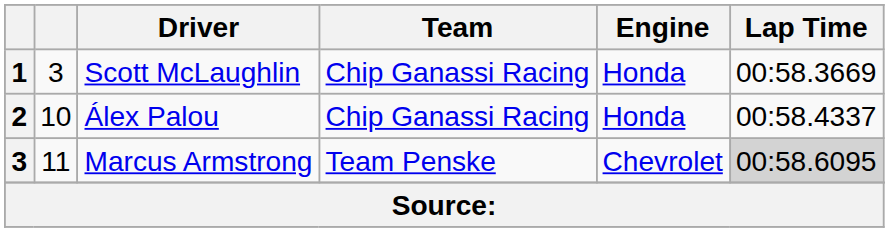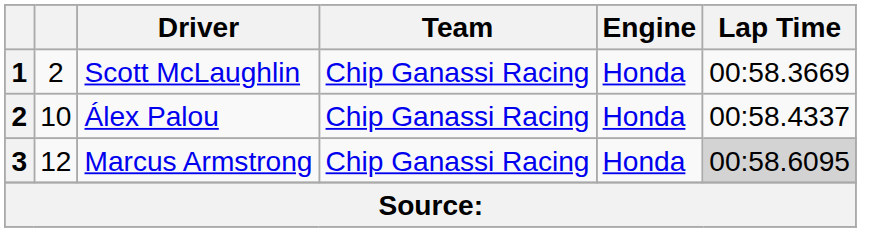(56, 72) 3 -> (56, 72) 2
(56, 161) 11 -> (56, 161) 12
(411, 161) Team Penske -> (458, 161) Chip Ganassi Racing
(663, 161) Chevrolet -> (644, 161) Honda
